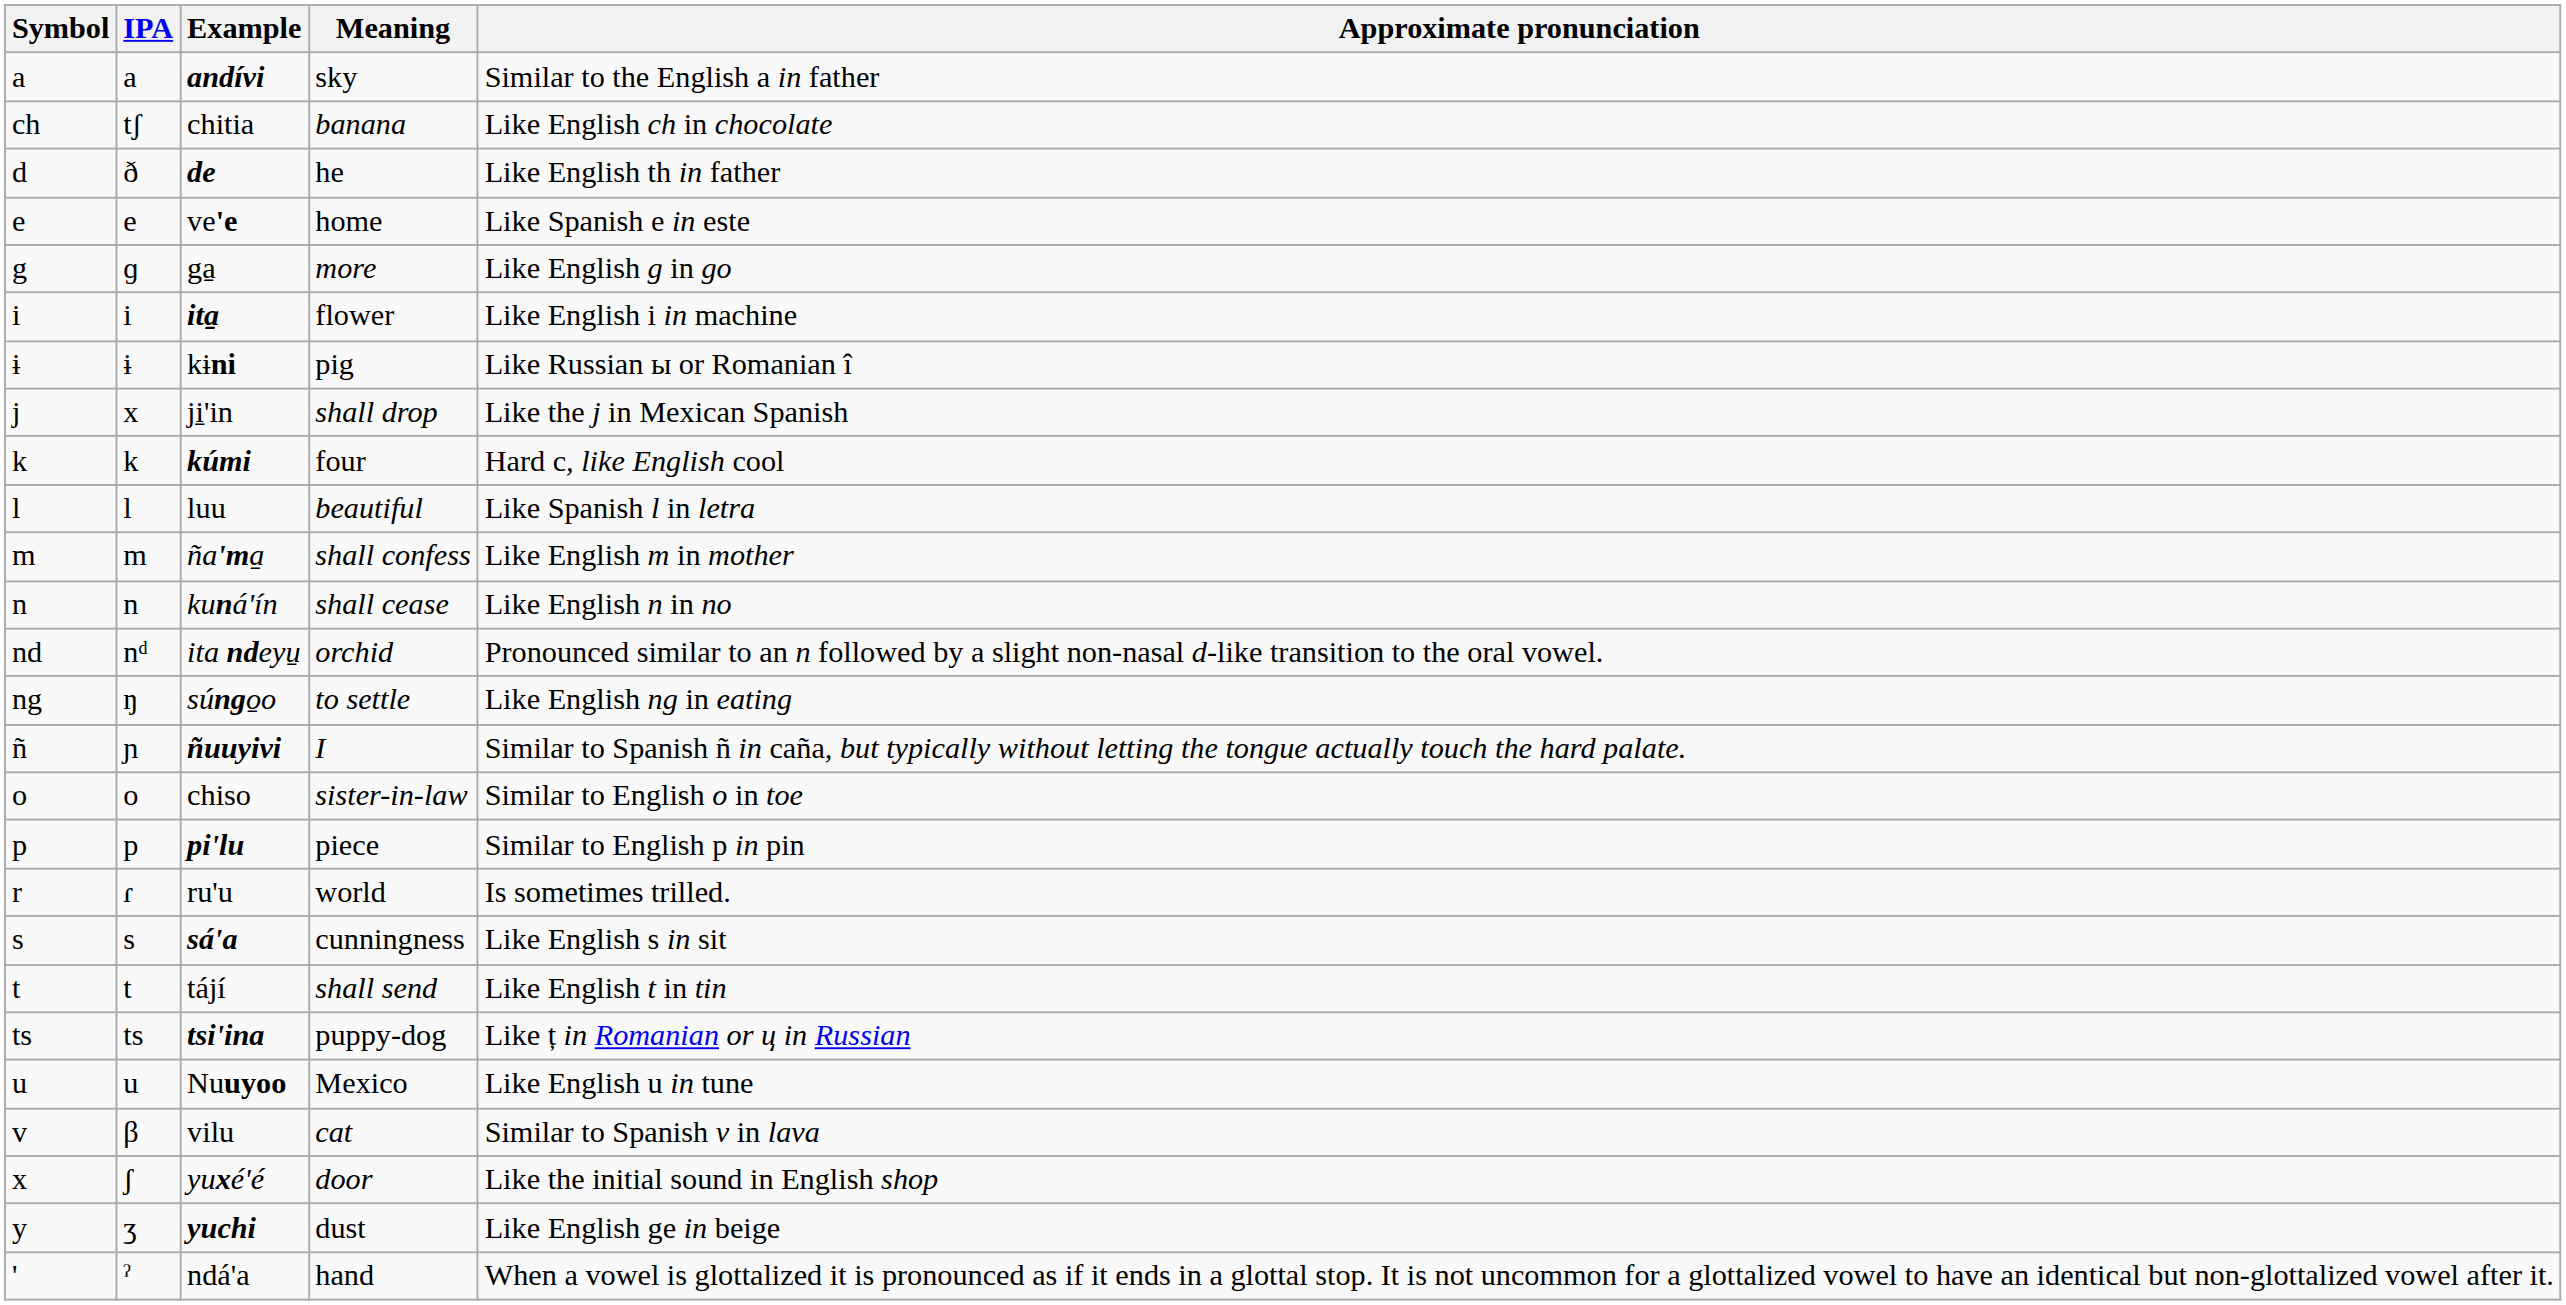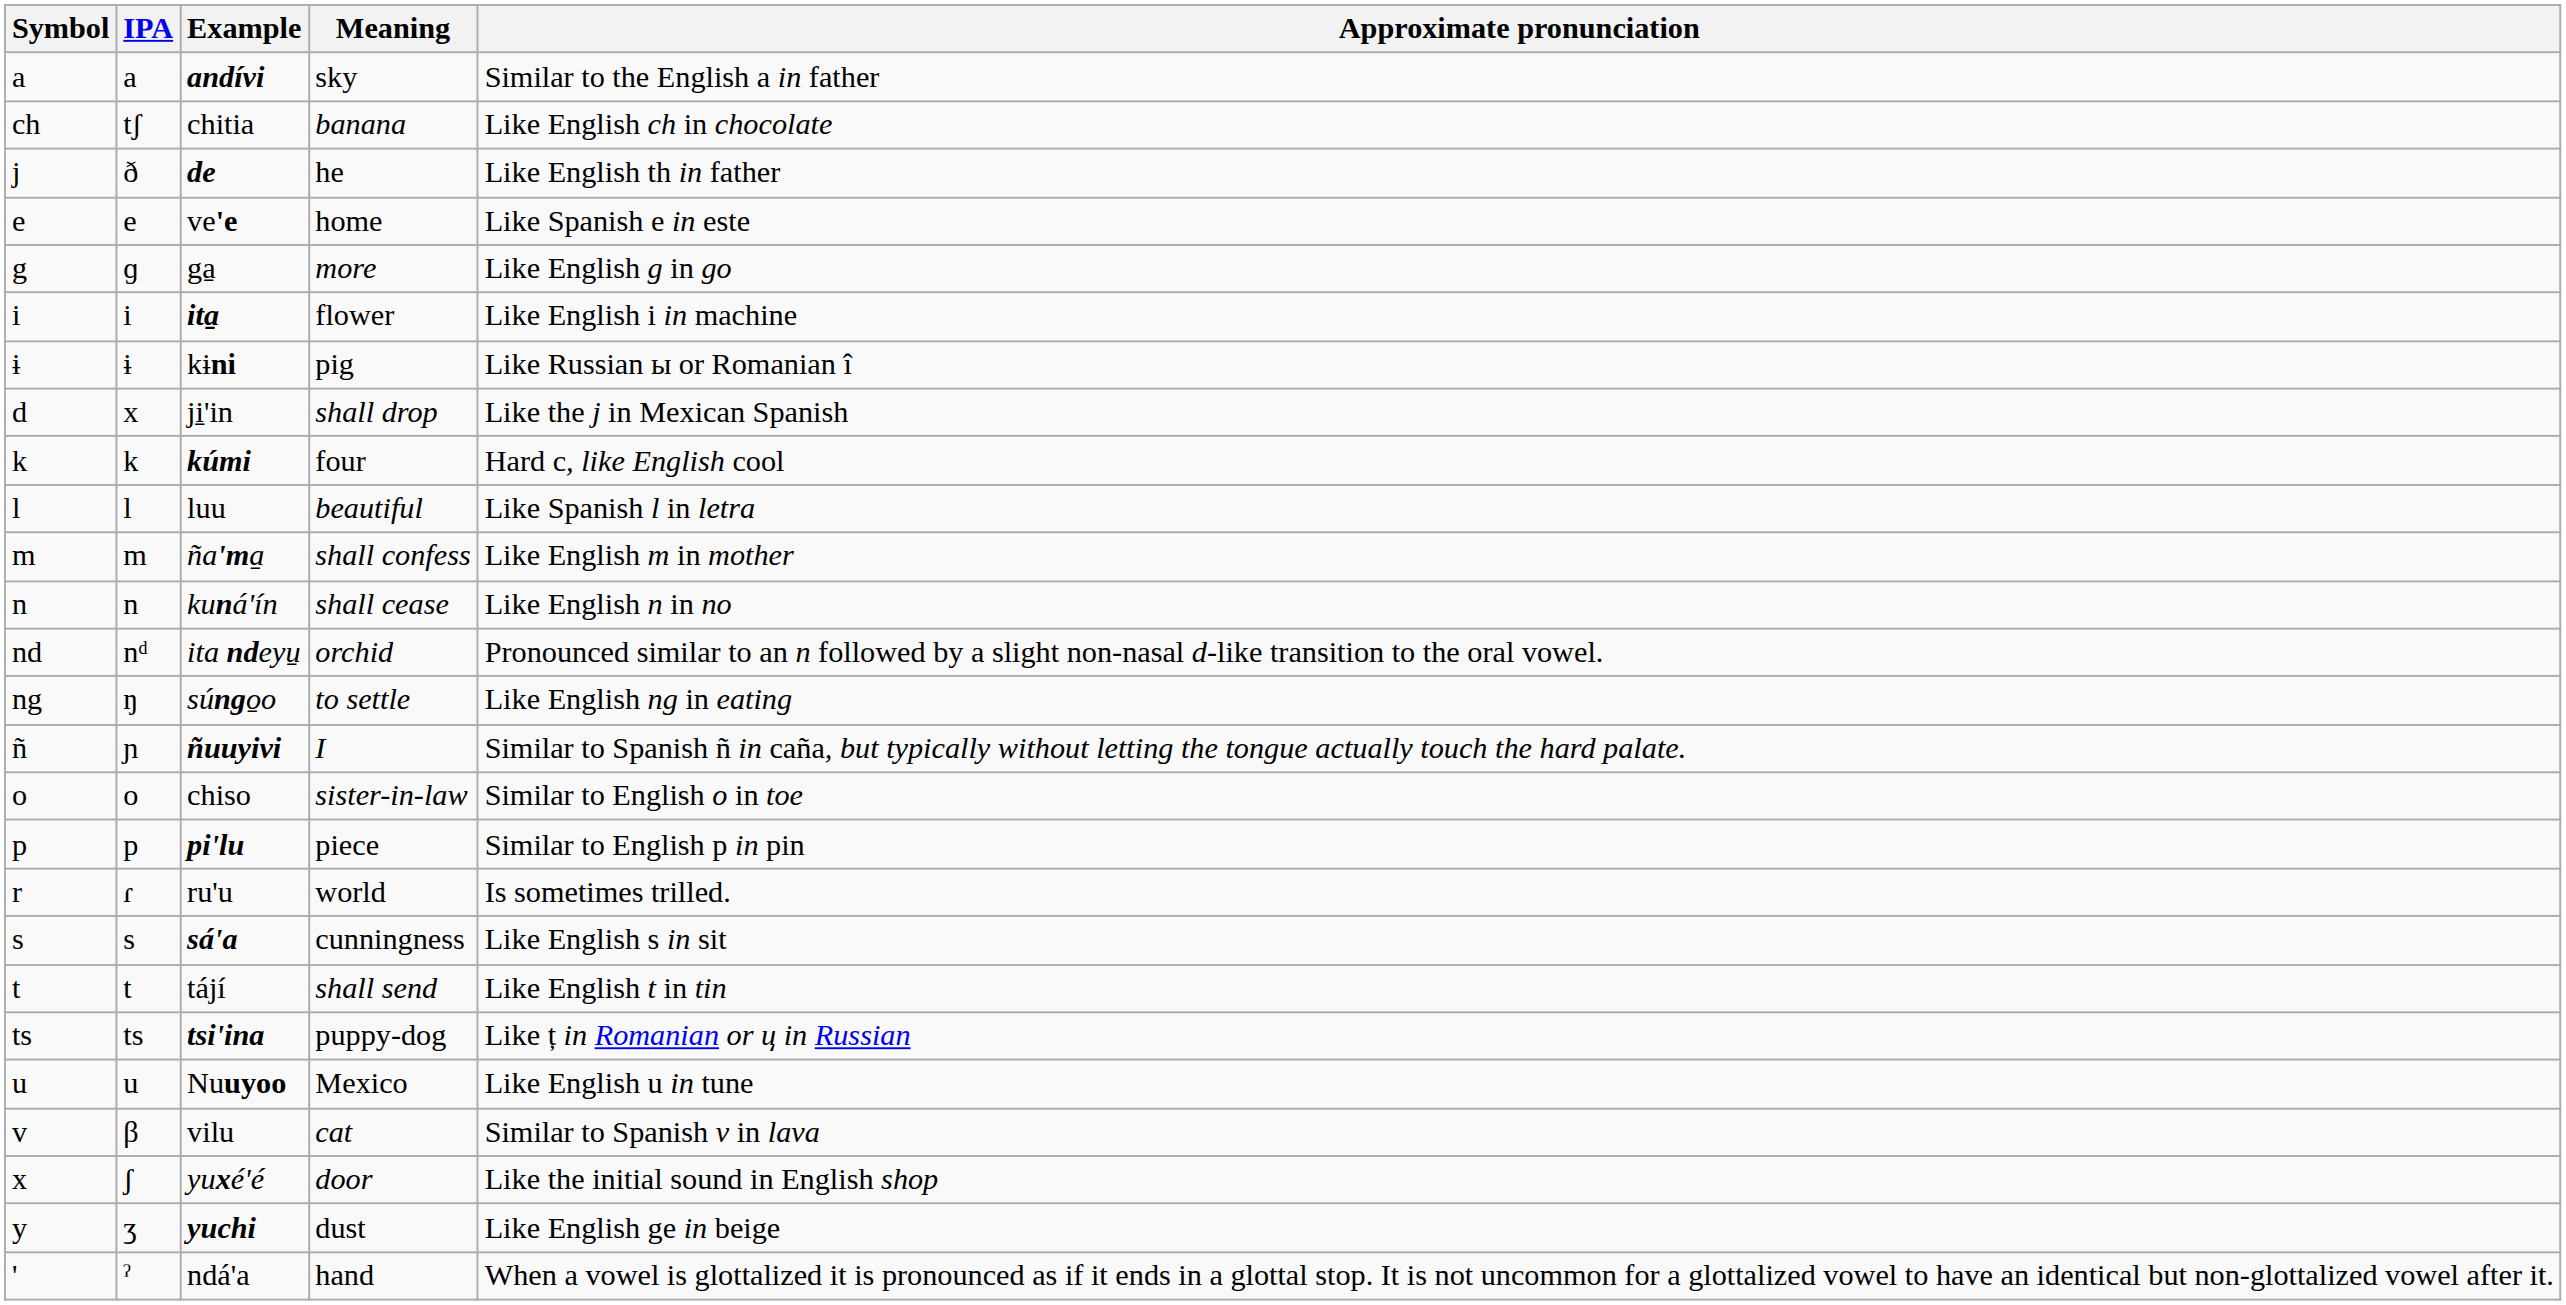(19, 172) d -> (16, 172) j
(16, 412) j -> (19, 412) d
